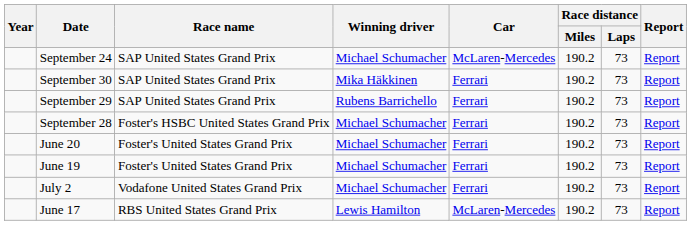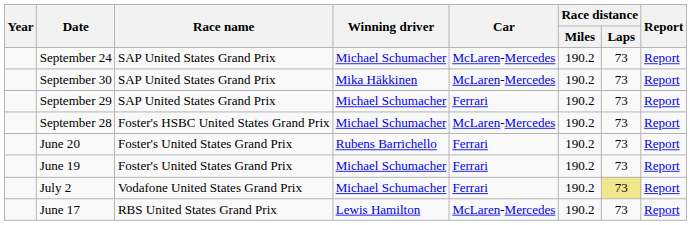(470, 80) Ferrari -> (504, 80) McLaren-Mercedes
(386, 101) Rubens Barrichello -> (391, 101) Michael Schumacher
(470, 123) Ferrari -> (504, 123) McLaren-Mercedes
(391, 144) Michael Schumacher -> (386, 144) Rubens Barrichello
(621, 187) no background -> (621, 187) khaki background
